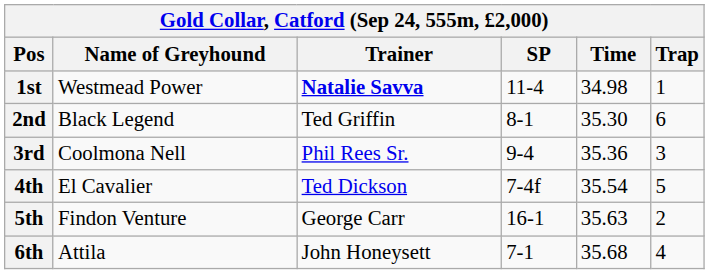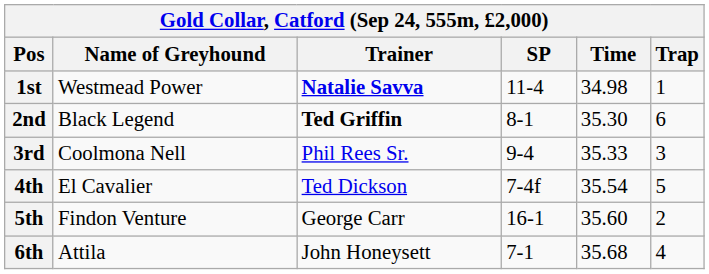(348, 119) normal -> (352, 119) bold
(604, 152) 35.36 -> (604, 152) 35.33
(604, 218) 35.63 -> (604, 218) 35.60
